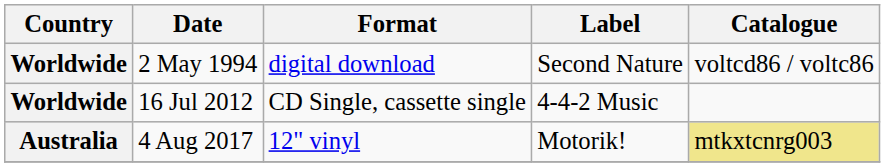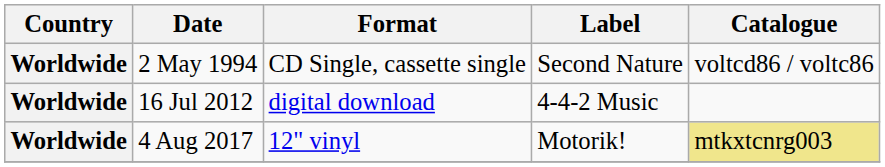(352, 63) digital download -> (397, 63) CD Single, cassette single
(397, 102) CD Single, cassette single -> (352, 102) digital download
(69, 141) Australia -> (69, 141) Worldwide
